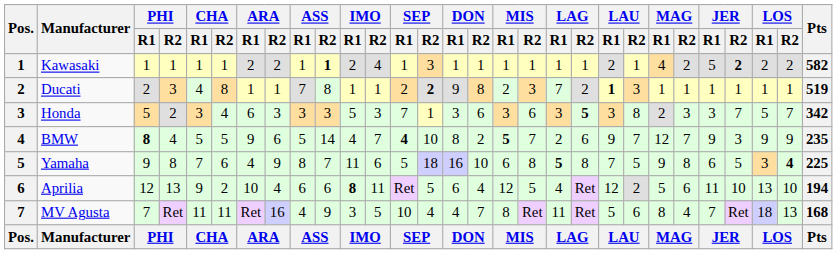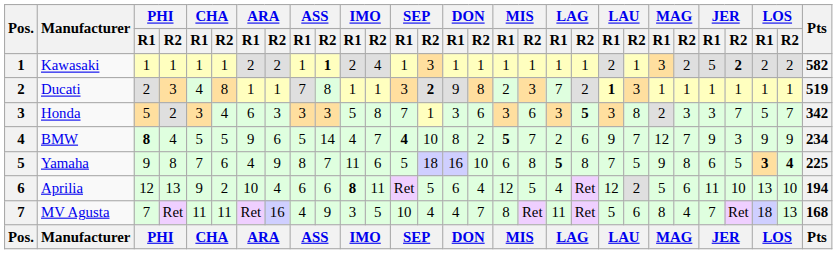(662, 65) 4 -> (662, 65) 3
(404, 89) 2 -> (404, 89) 3
(378, 114) 3 -> (378, 114) 8
(817, 138) 235 -> (817, 138) 234
(765, 163) normal -> (765, 163) bold
